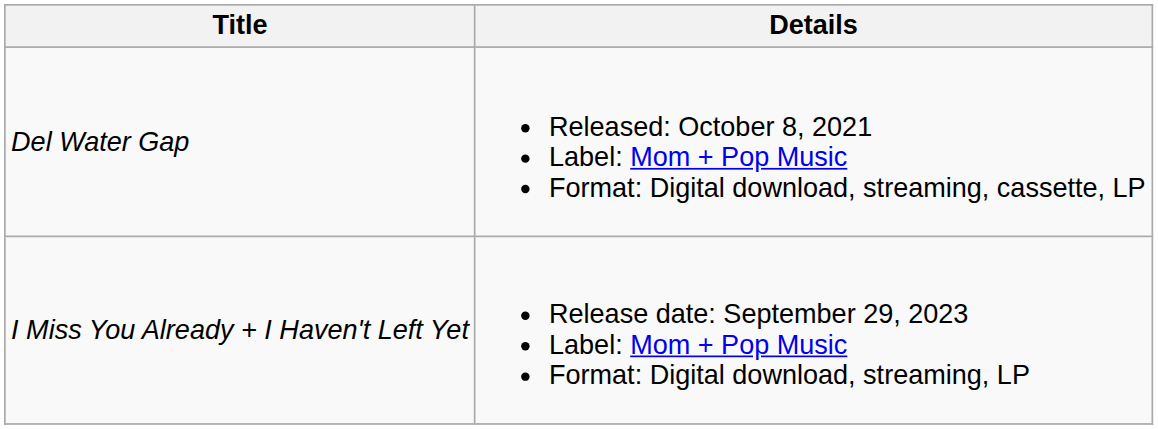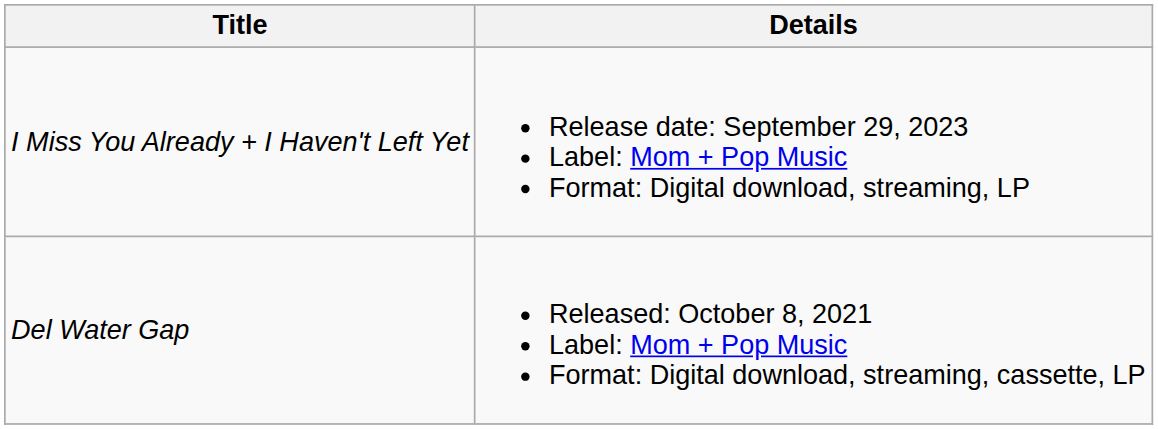rows swapped: (240, 329) <-> (100, 141)
